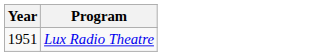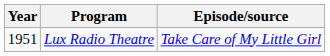+ column: (241, 16)
